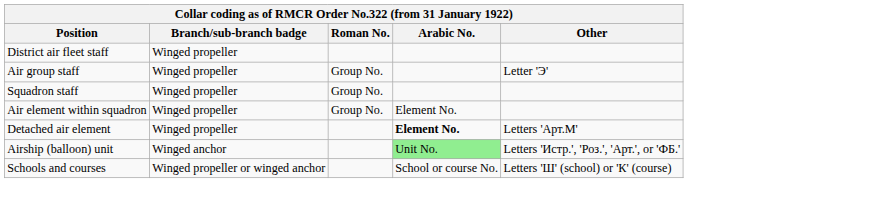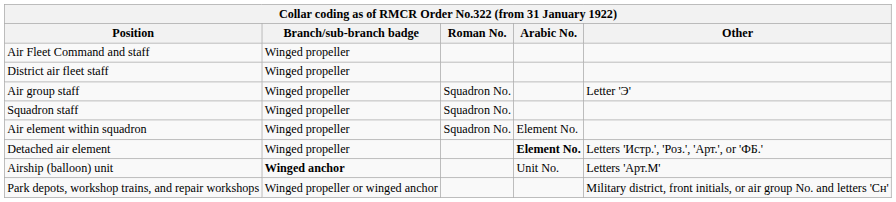+ row: (78, 52)
(357, 71) Group No. -> (477, 91) Squadron No.
(357, 91) Group No. -> (477, 110) Squadron No.
(357, 110) Group No. -> (477, 129) Squadron No.
(541, 129) Letters 'Арт.М' -> (675, 149) Letters 'Истр.', 'Роз.', 'Арт.', or 'ФБ.'
(189, 149) normal -> (305, 168) bold
(417, 149) lightgreen background -> (538, 168) no background
(592, 149) Letters 'Истр.', 'Роз.', 'Арт.', or 'ФБ.' -> (623, 168) Letters 'Арт.М'
+ row: (133, 187)
- row: (56, 168)
